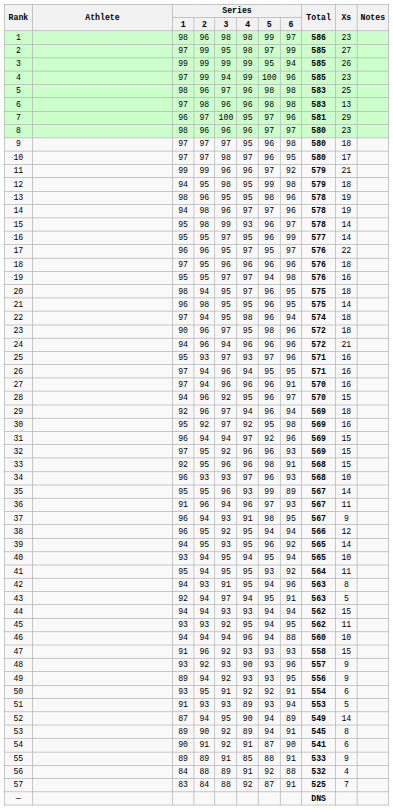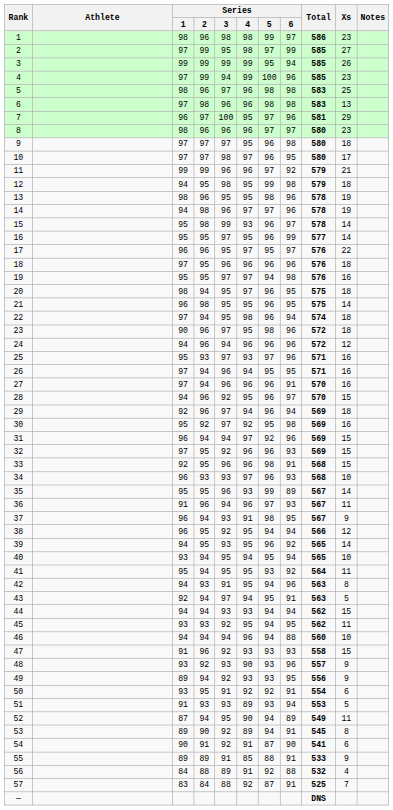(346, 345) 21 -> (346, 345) 12
(346, 718) 14 -> (346, 718) 11
